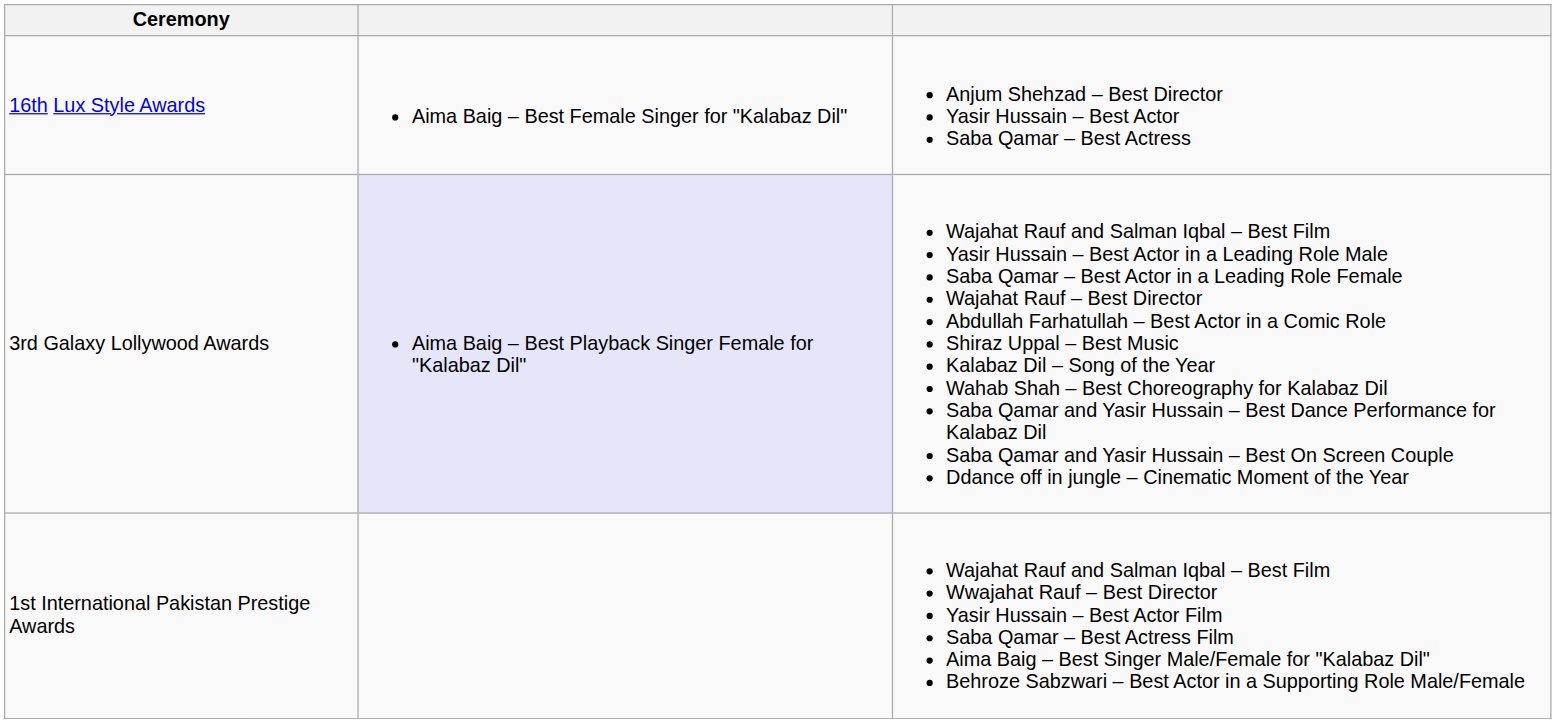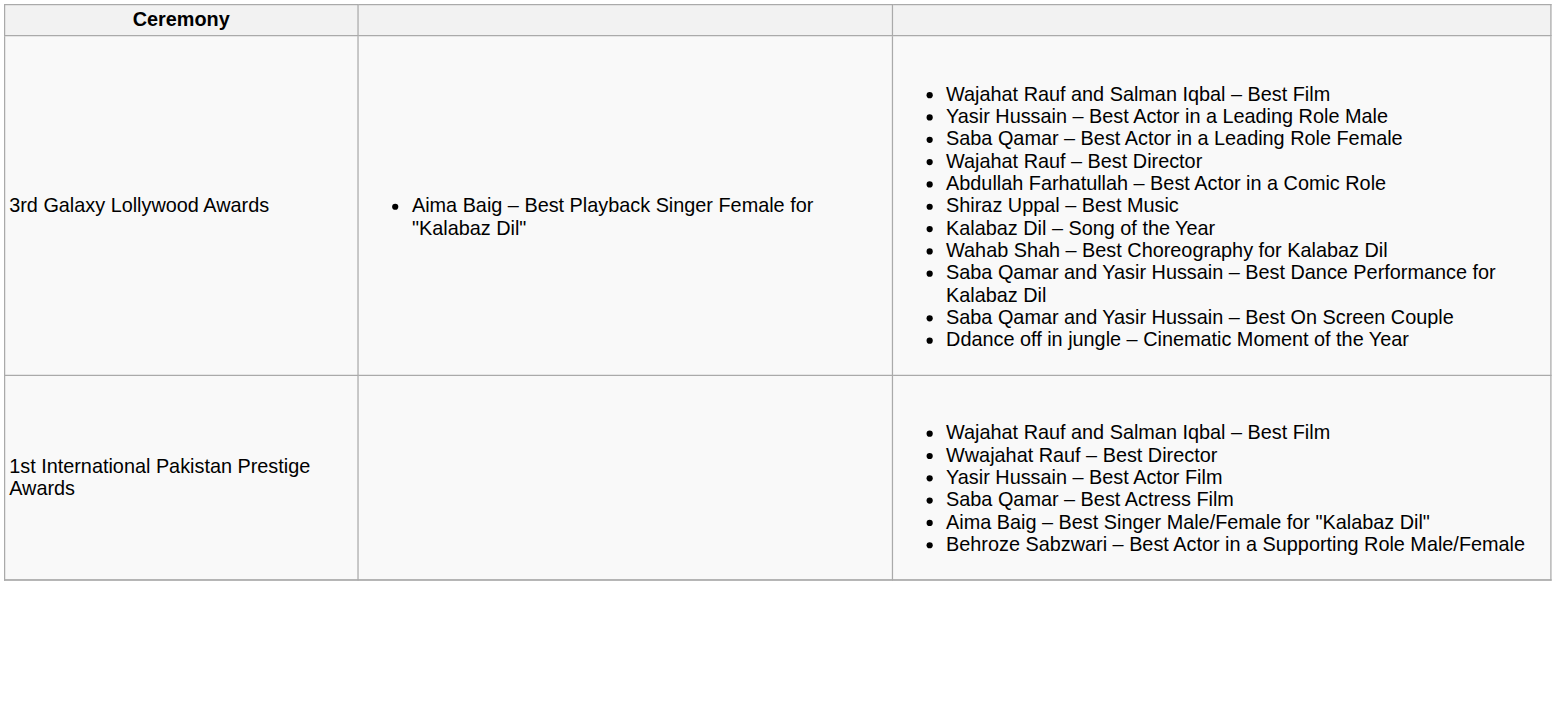- row: (107, 105)
(625, 355) lavender background -> (625, 217) no background
